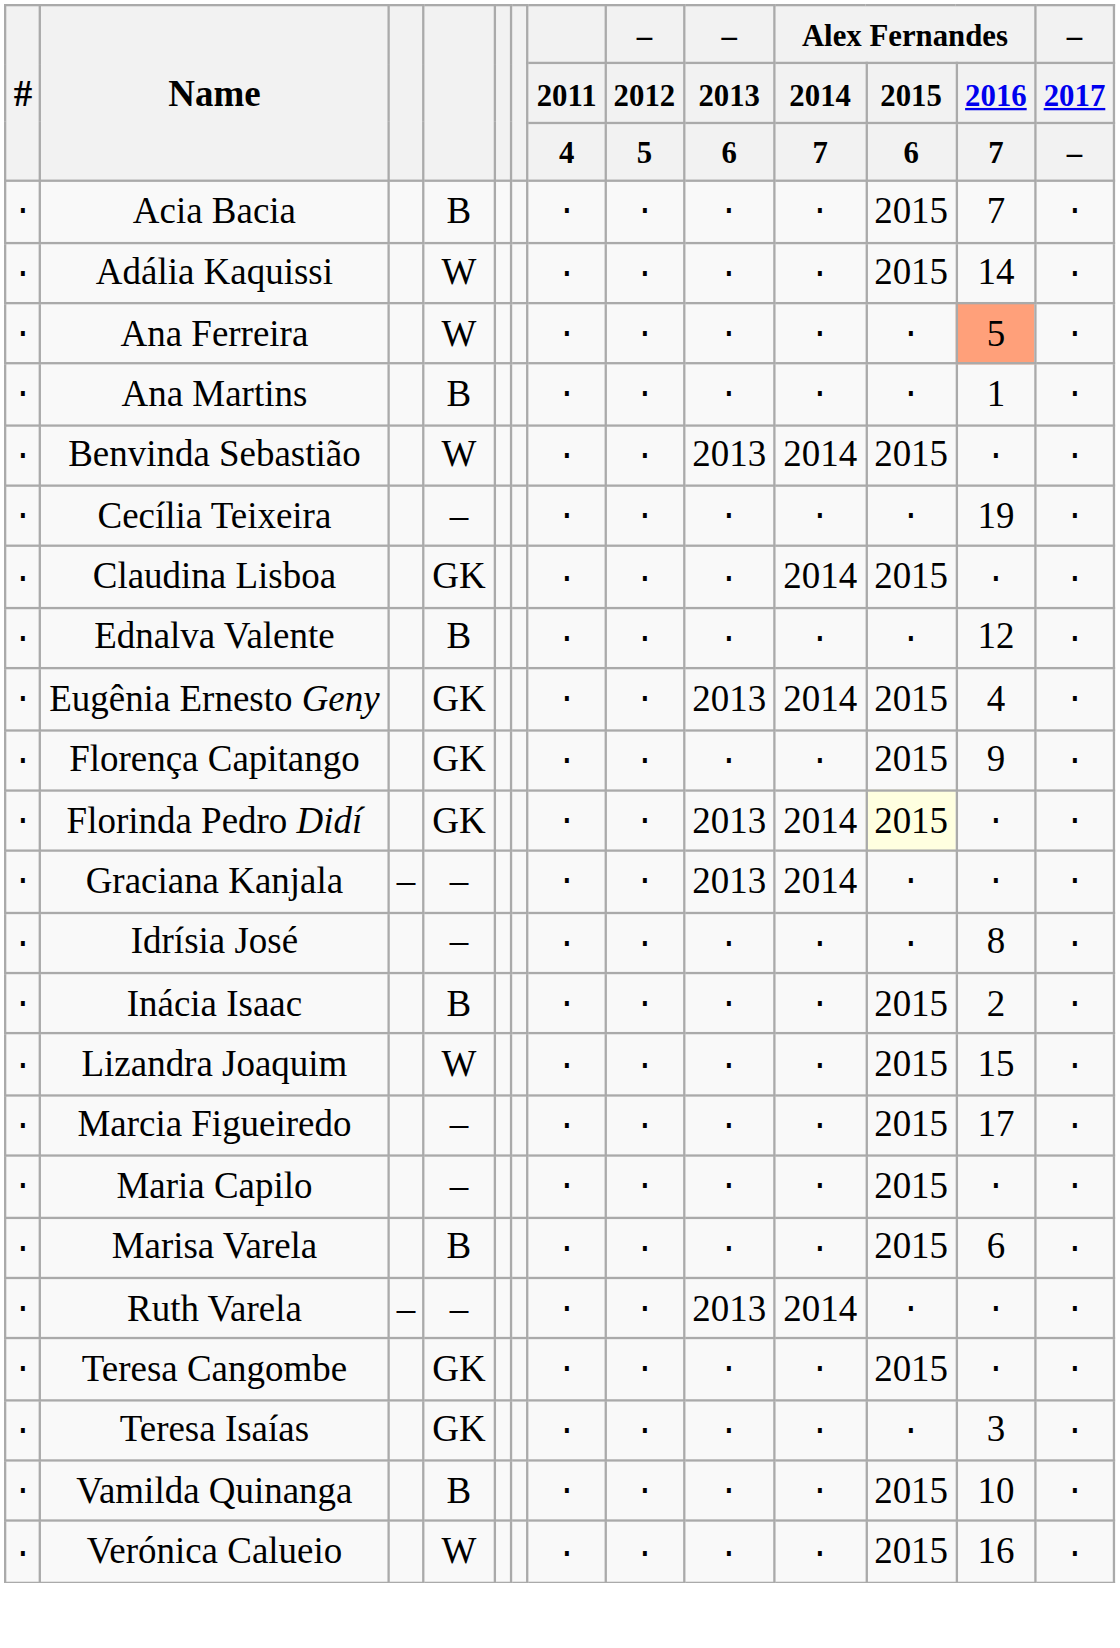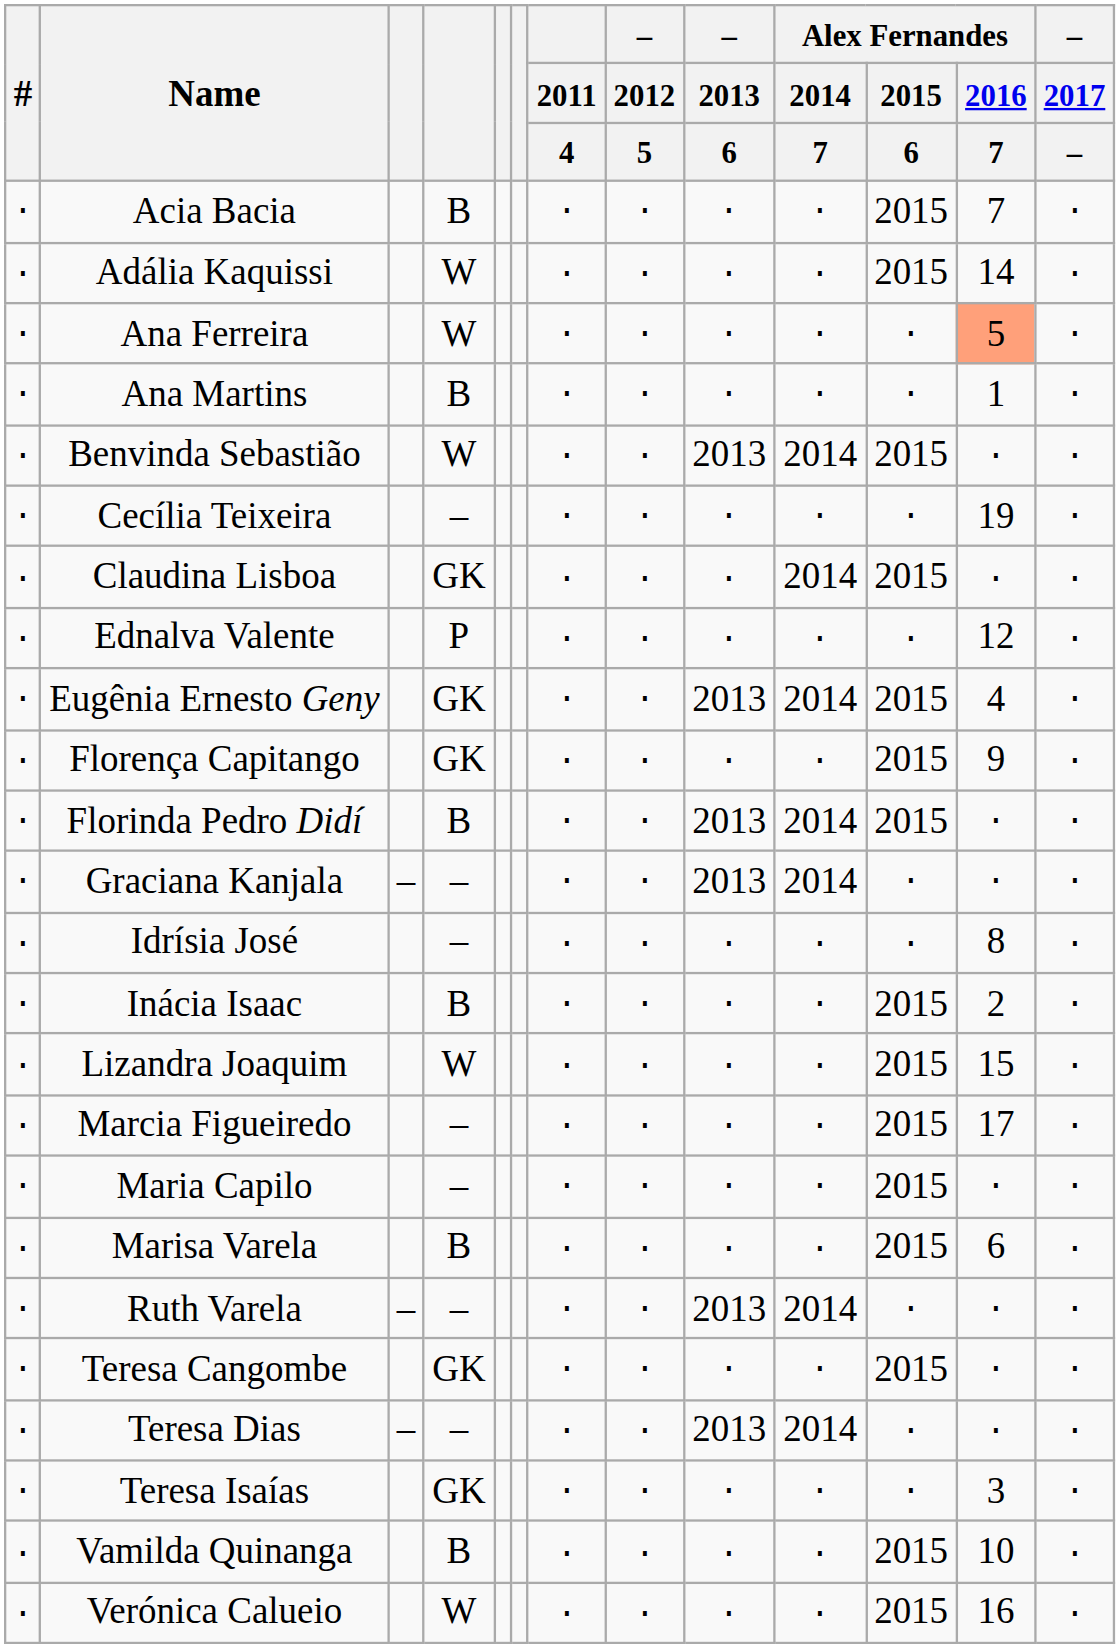(459, 637) B -> (459, 637) P
(459, 820) GK -> (459, 820) B
(911, 820) lightyellow background -> (911, 820) no background
+ row: (214, 1429)
